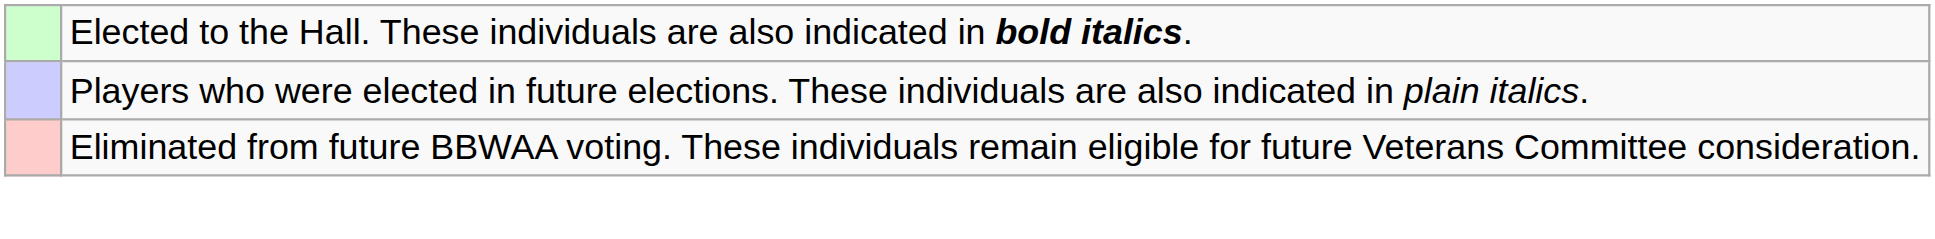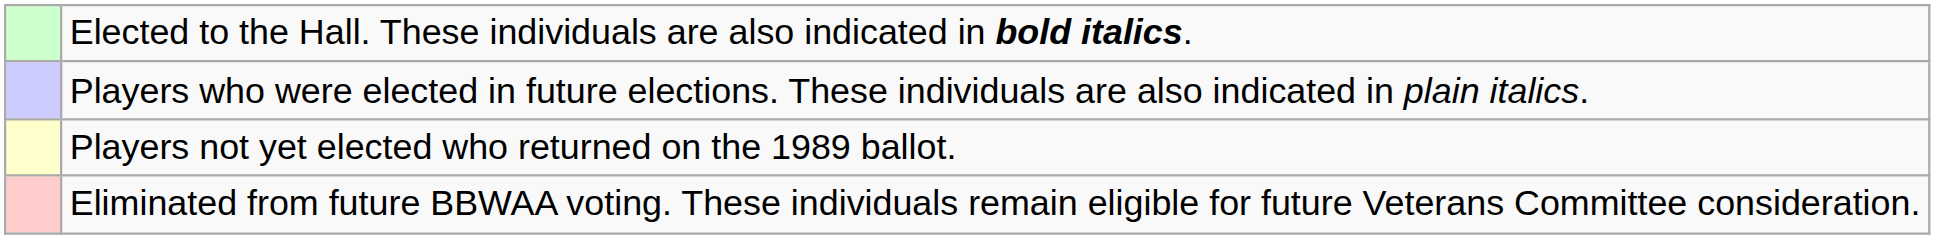+ row: (513, 146)
